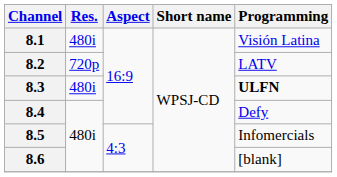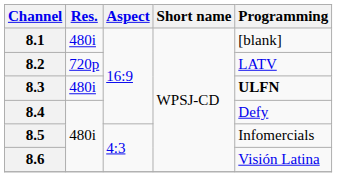(279, 40) Visión Latina -> (260, 40) [blank]
(260, 159) [blank] -> (279, 159) Visión Latina
